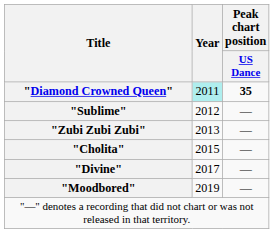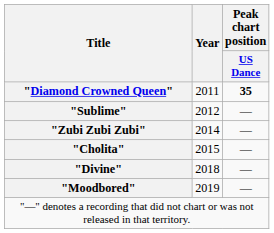(207, 91) paleturquoise background -> (207, 91) no background
(207, 130) 2013 -> (207, 130) 2014
(207, 168) 2017 -> (207, 168) 2018
